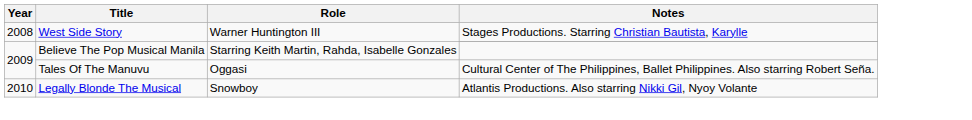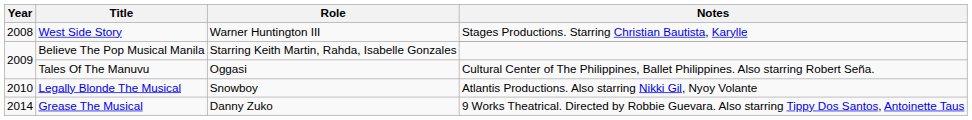+ row: (20, 106)
